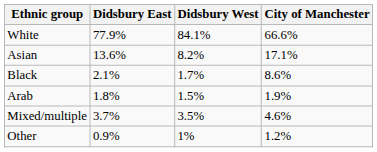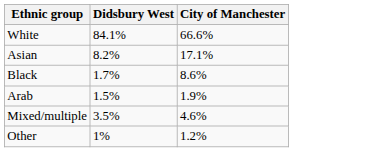- column: (132, 14)
